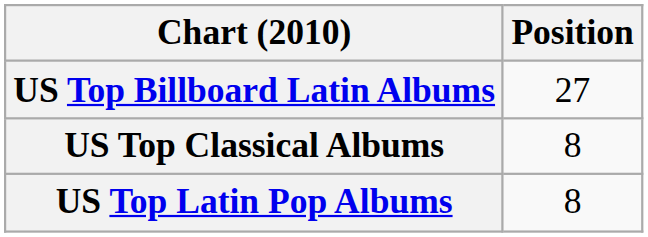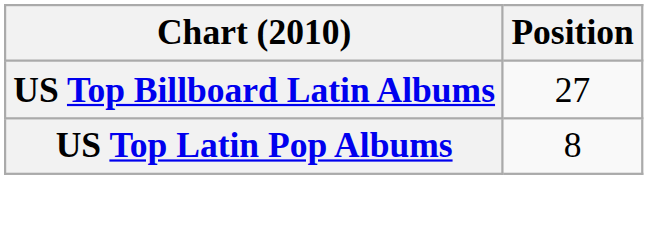- row: (254, 145)
